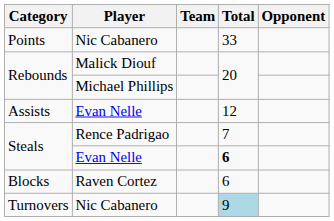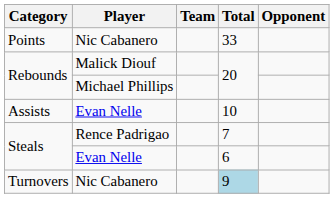(230, 110) 12 -> (230, 110) 10
(226, 157) bold -> (226, 157) normal
- row: (29, 181)
